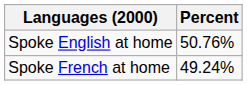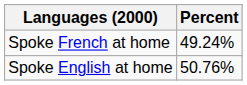rows swapped: (89, 68) <-> (90, 43)
